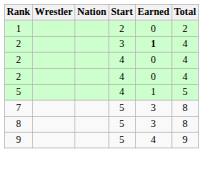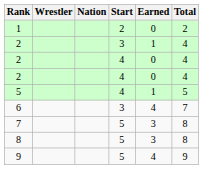(153, 44) bold -> (153, 44) normal
+ row: (18, 108)
